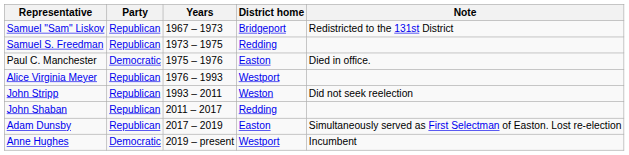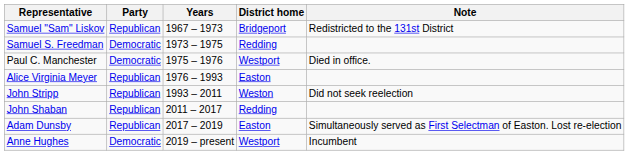(135, 45) Republican -> (135, 45) Democratic
(255, 61) Easton -> (259, 61) Westport
(259, 77) Westport -> (255, 77) Easton
